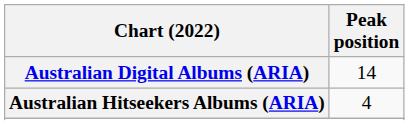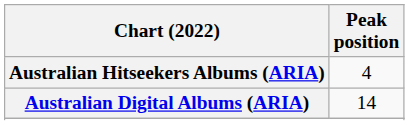rows swapped: (167, 72) <-> (167, 103)
